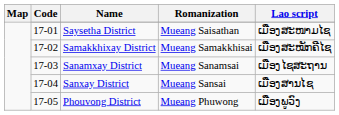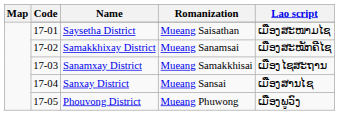(207, 48) Mueang Samakkhisai -> (200, 48) Mueang Sanamsai
(200, 66) Mueang Sanamsai -> (207, 66) Mueang Samakkhisai
